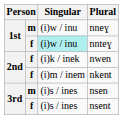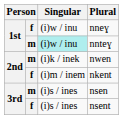(32, 28) m -> (32, 28) f
(32, 43) f -> (32, 43) m
(32, 59) f -> (32, 59) m
